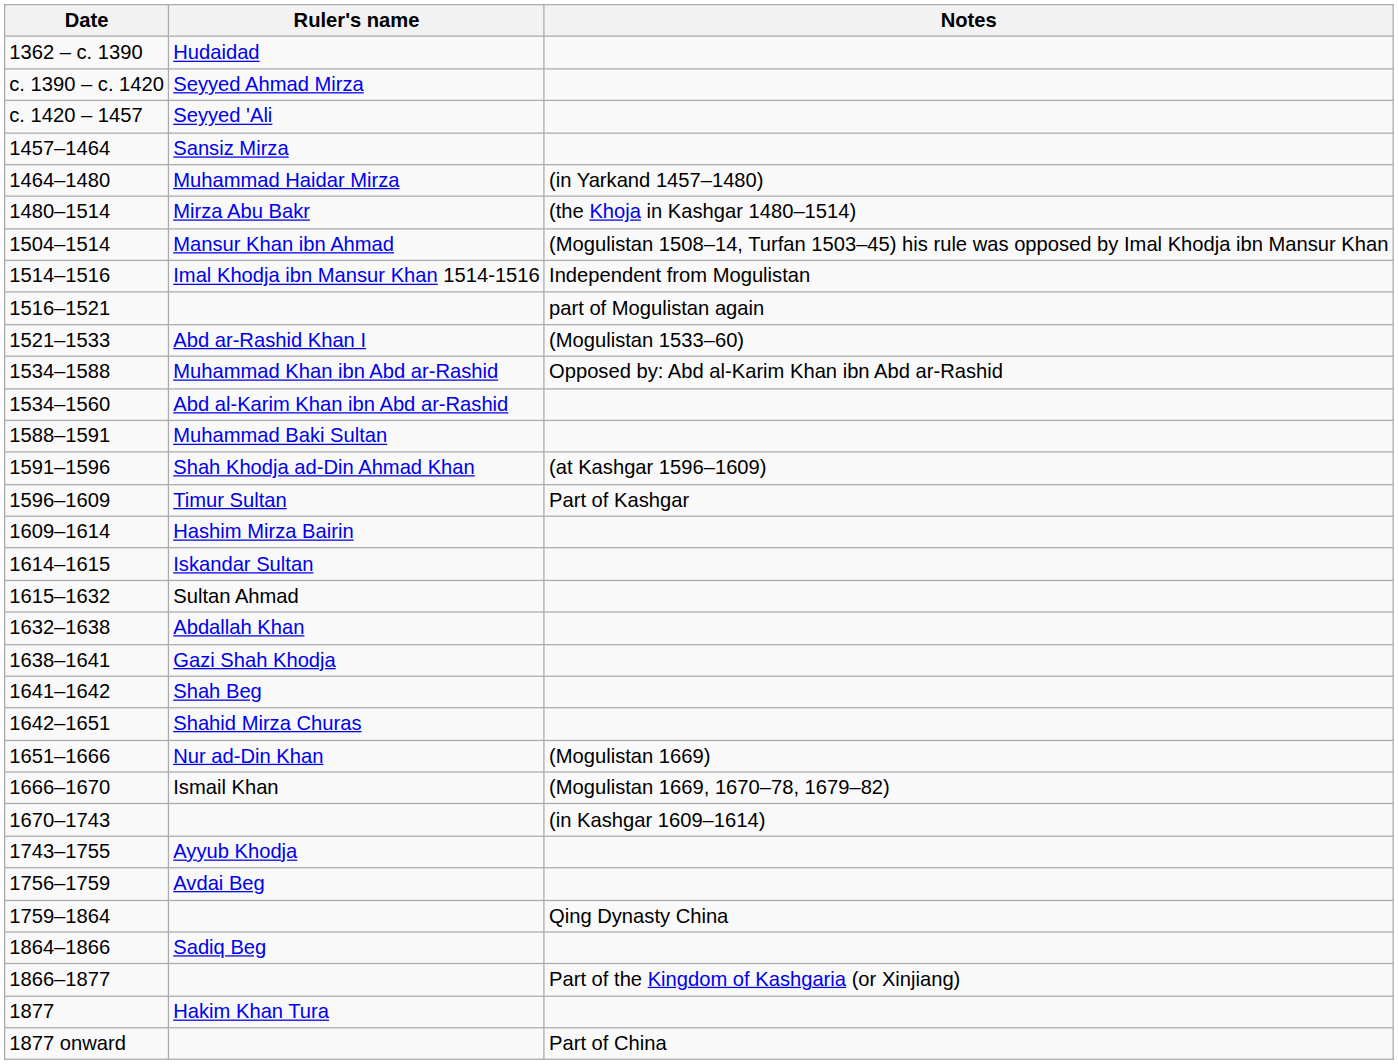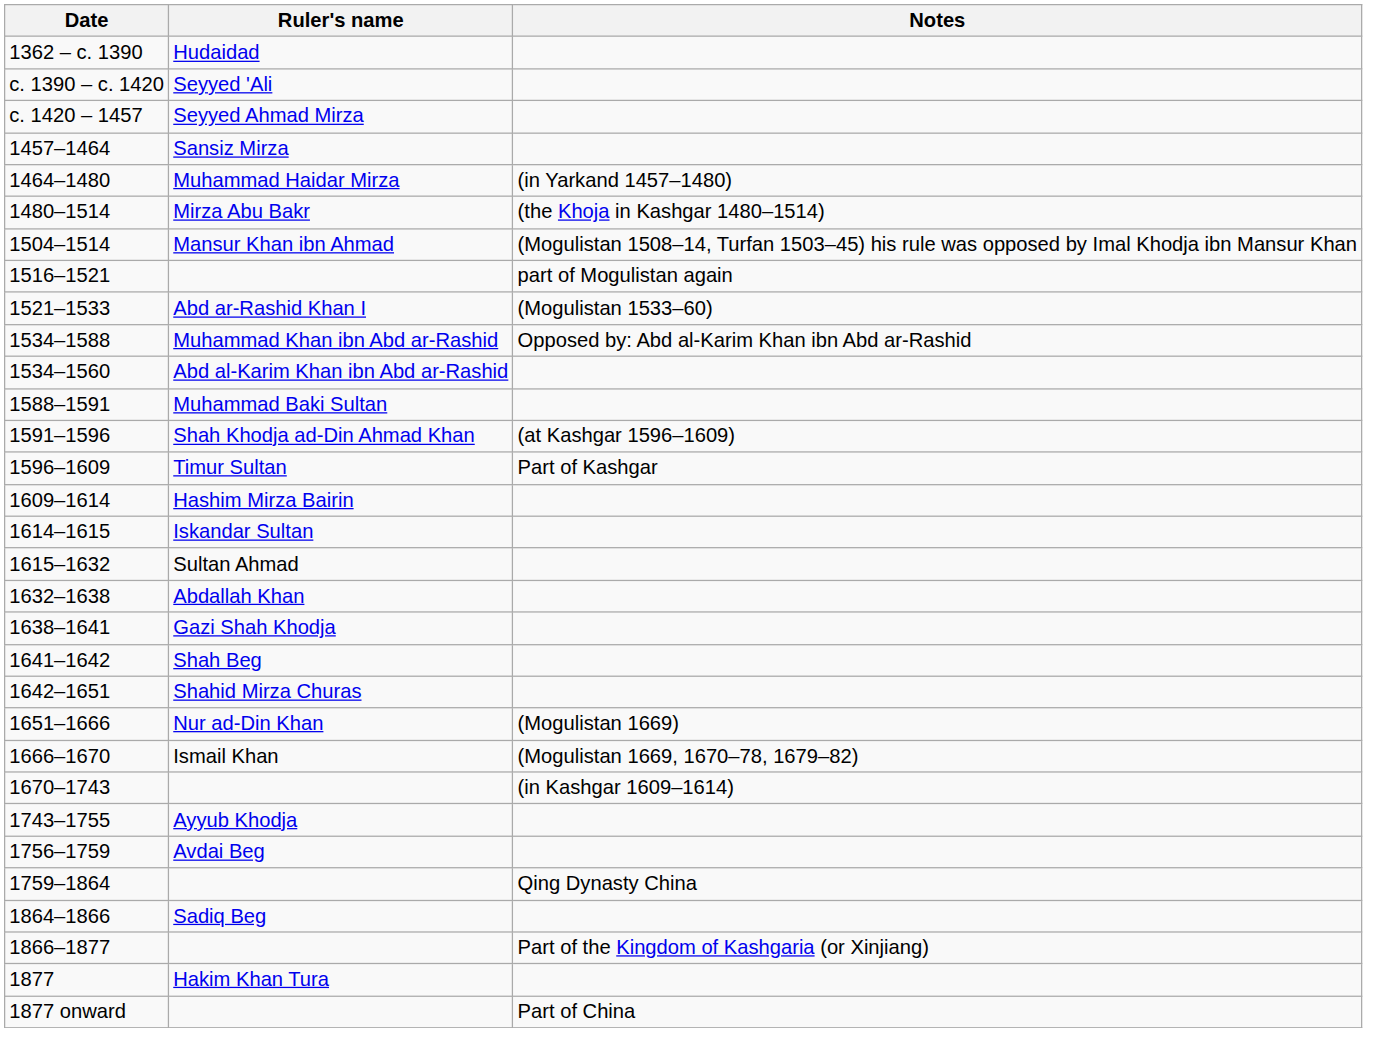(269, 84) Seyyed Ahmad Mirza -> (223, 84) Seyyed 'Ali
(223, 116) Seyyed 'Ali -> (269, 116) Seyyed Ahmad Mirza
- row: (60, 276)
